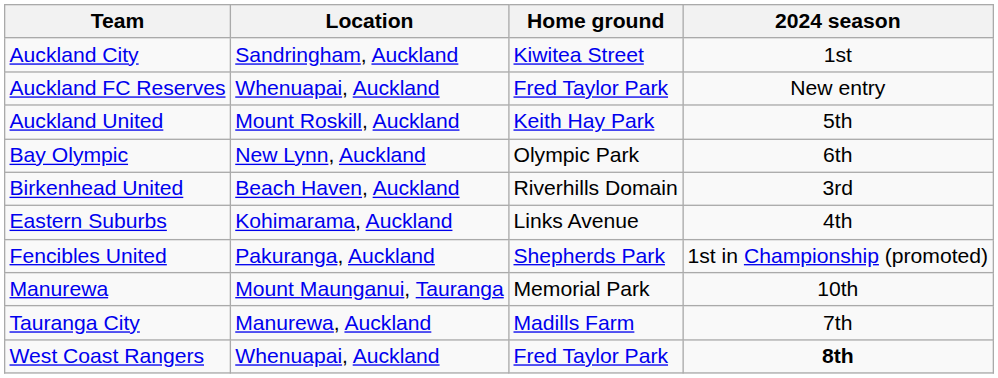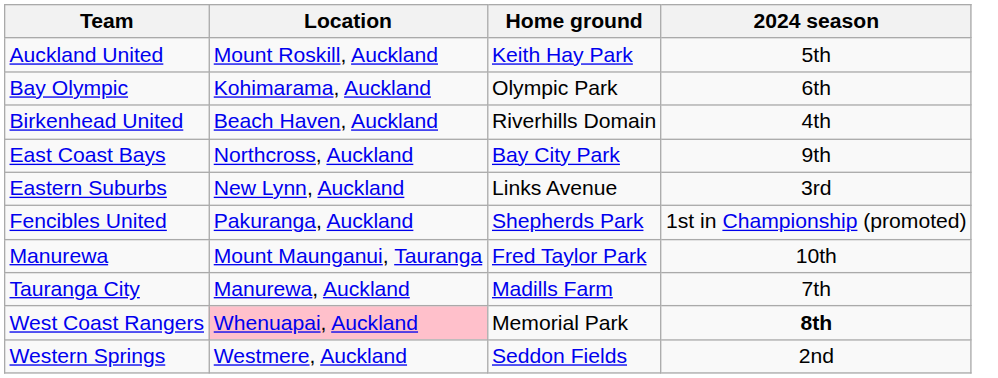- row: (74, 54)
- row: (118, 88)
(331, 155) New Lynn, Auckland -> (322, 88) Kohimarama, Auckland
(838, 188) 3rd -> (816, 121) 4th
+ row: (88, 155)
(344, 222) Kohimarama, Auckland -> (309, 188) New Lynn, Auckland
(838, 222) 4th -> (816, 188) 3rd
(582, 289) Memorial Park -> (569, 255) Fred Taylor Park
(337, 356) no background -> (316, 322) pink background
(591, 356) Fred Taylor Park -> (560, 322) Memorial Park
+ row: (87, 356)
